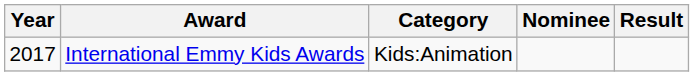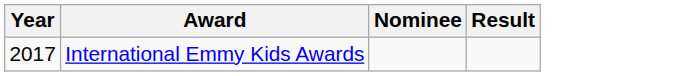- column: (443, 20)
